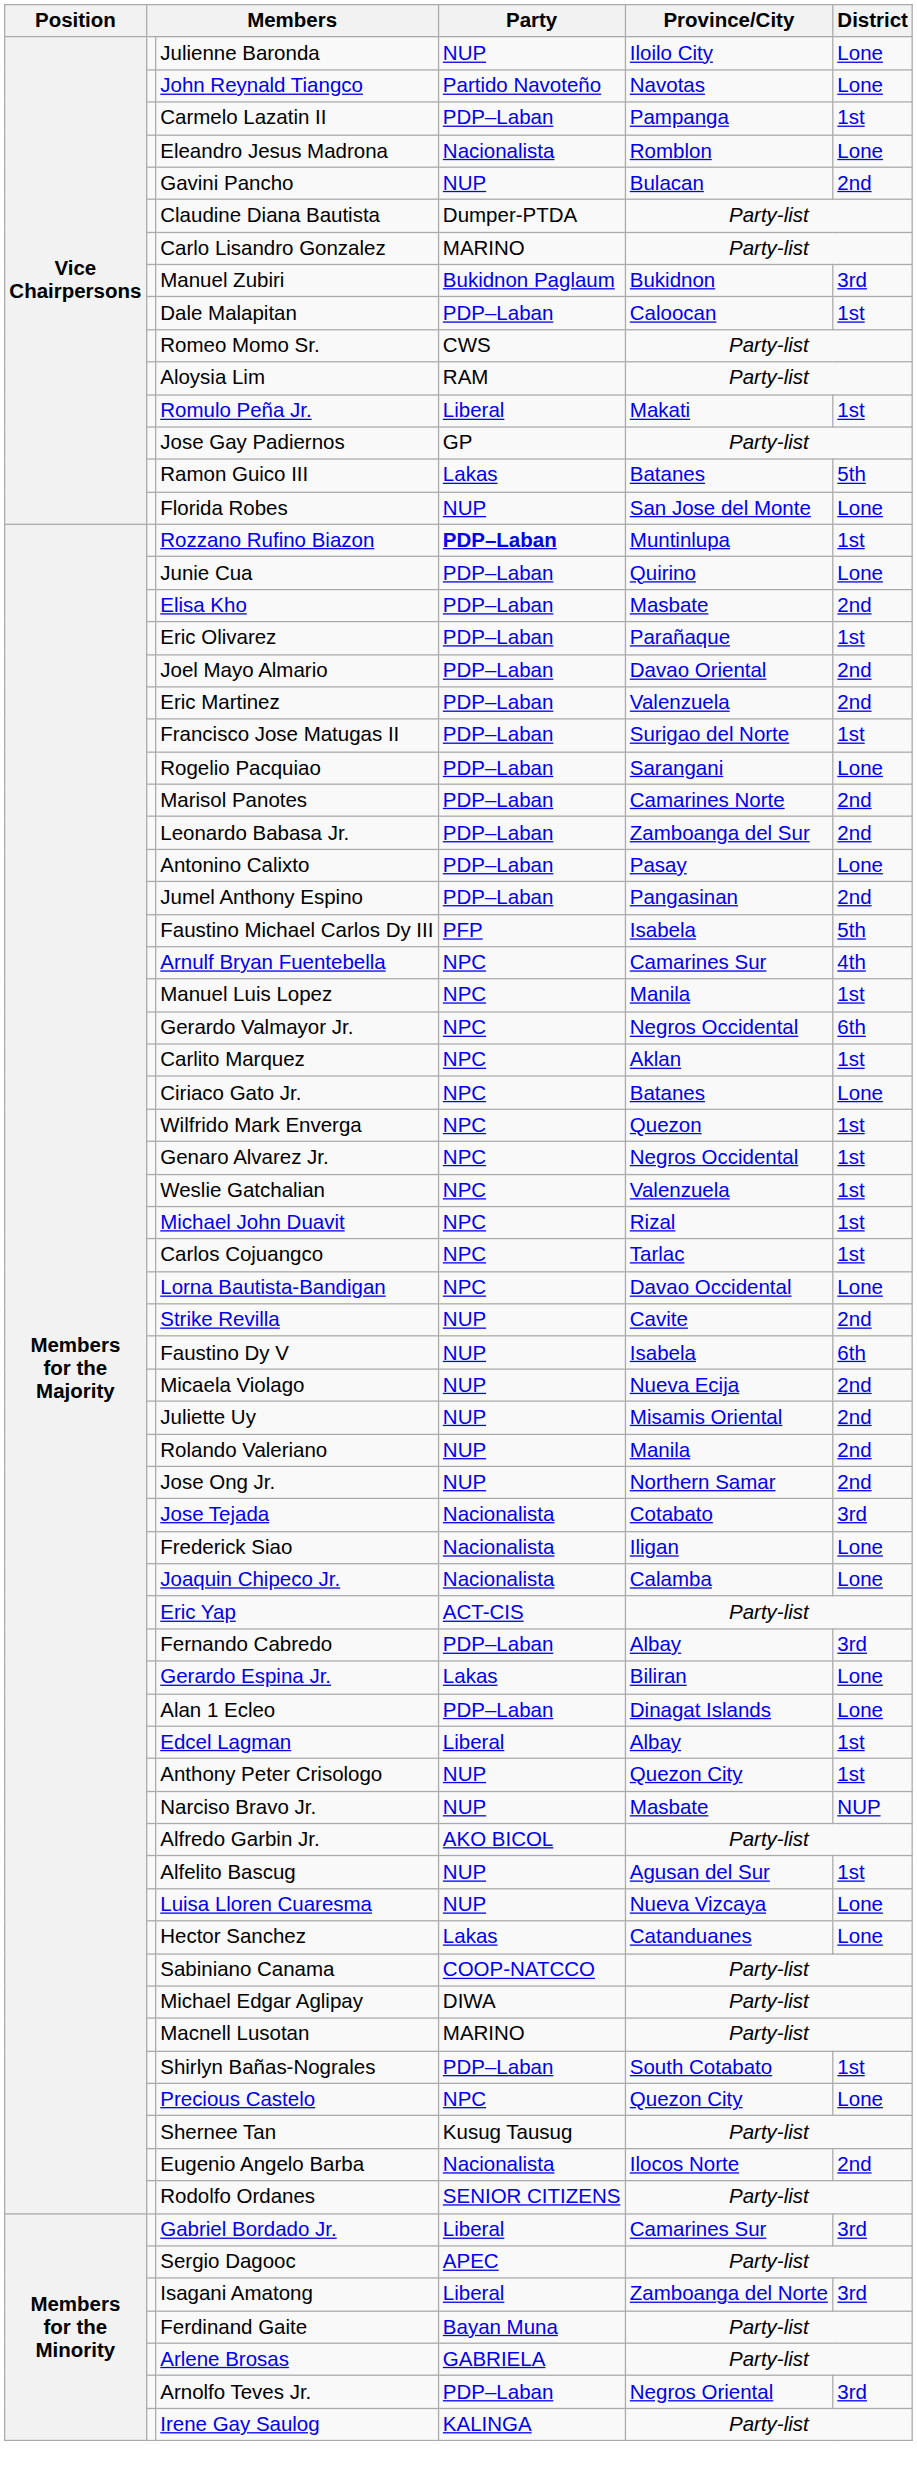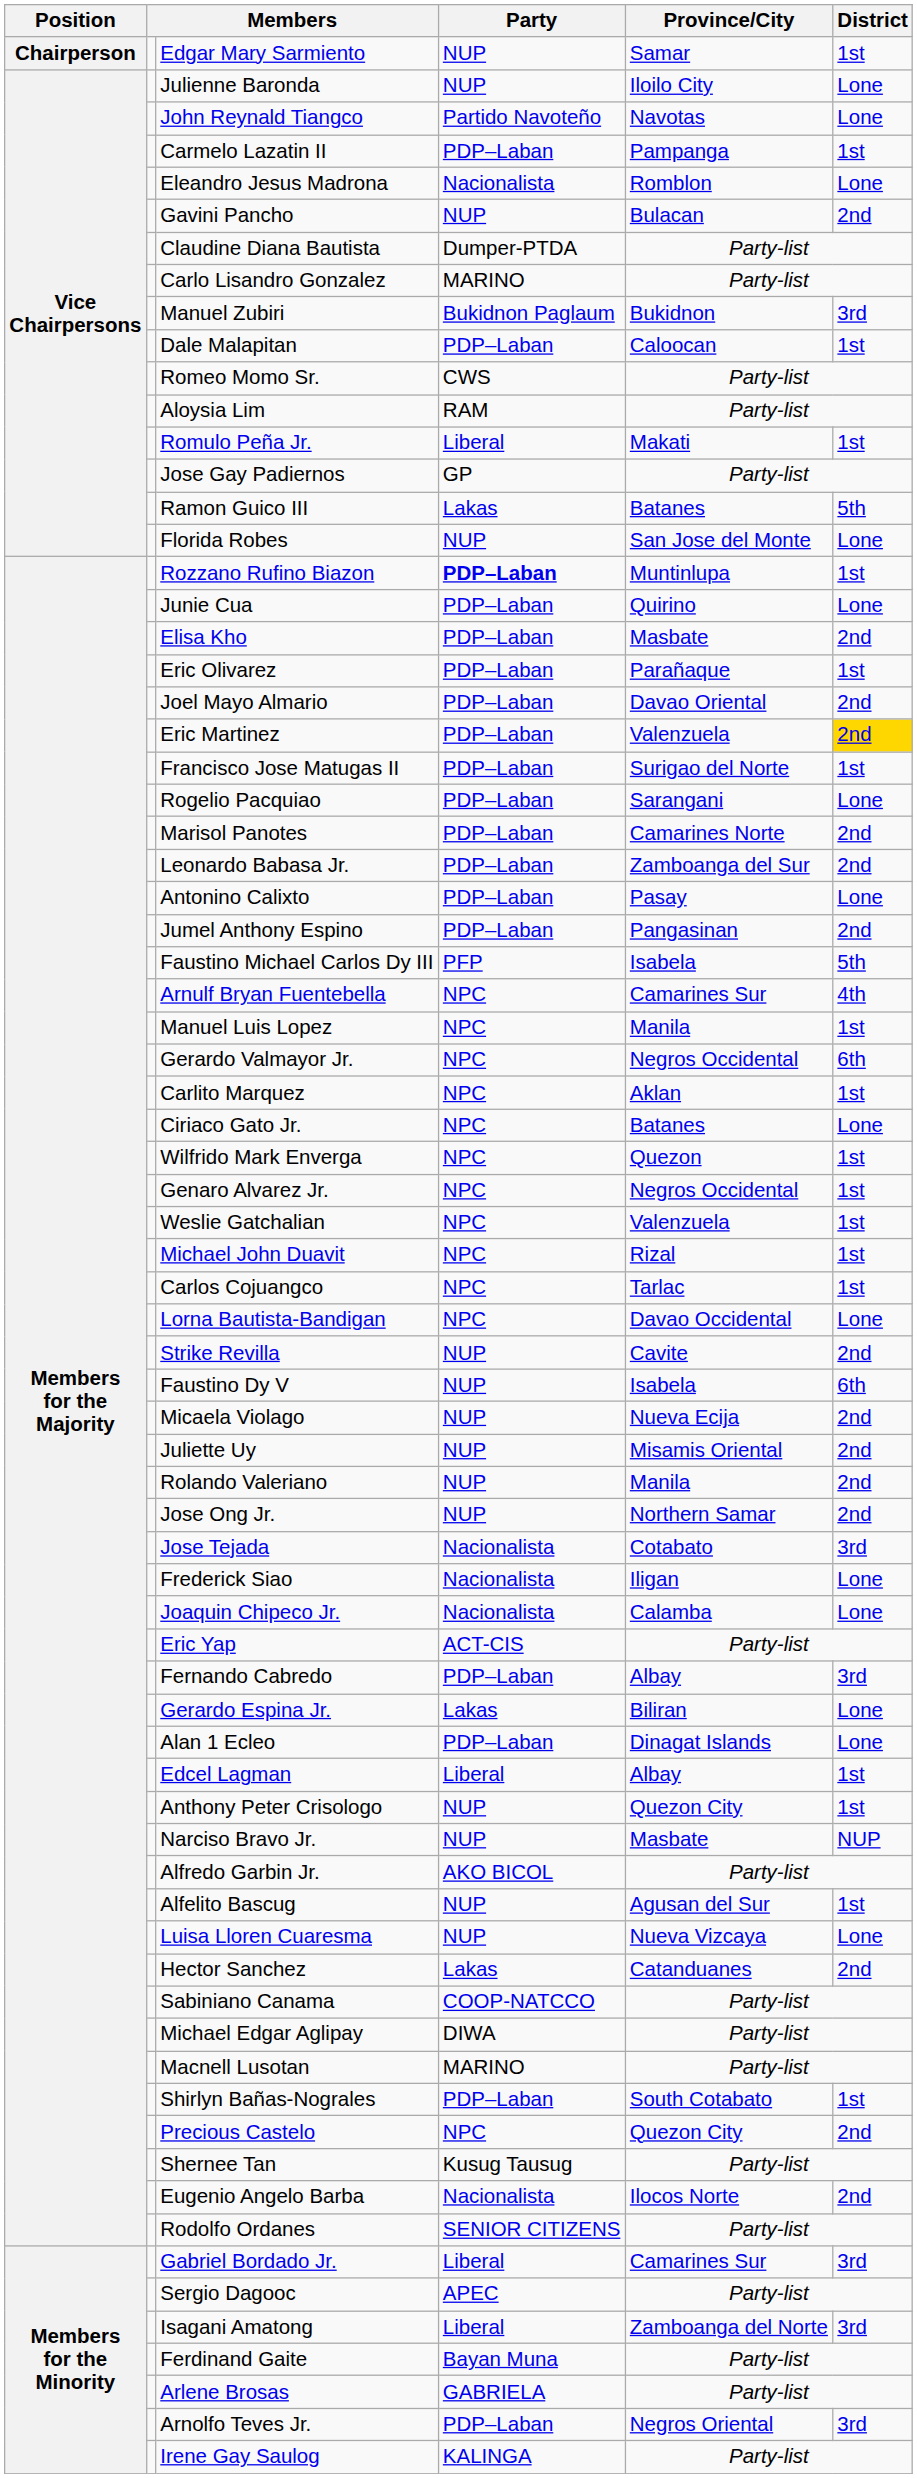+ row: (263, 53)
(854, 702) no background -> (854, 735) gold background
(860, 1937) Lone -> (854, 1969) 2nd
(860, 2099) Lone -> (854, 2131) 2nd
